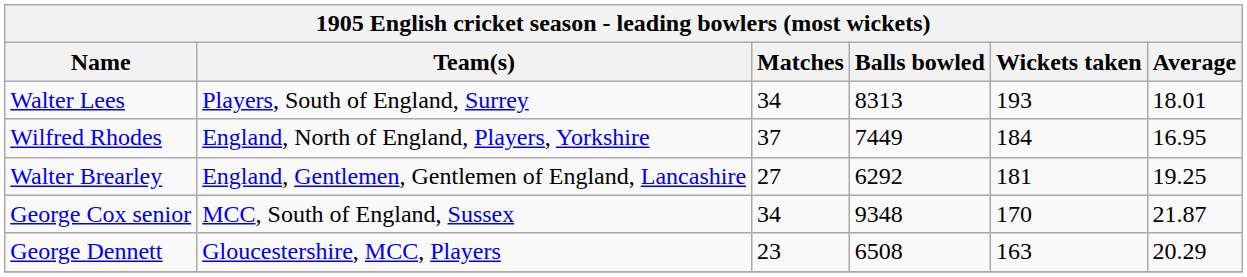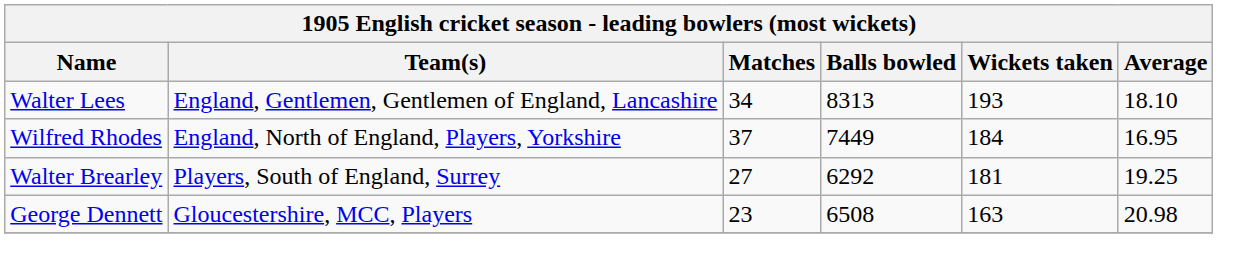(366, 99) Players, South of England, Surrey -> (445, 99) England, Gentlemen, Gentlemen of England, Lancashire
(1180, 99) 18.01 -> (1151, 99) 18.10
(474, 175) England, Gentlemen, Gentlemen of England, Lancashire -> (337, 175) Players, South of England, Surrey
- row: (101, 213)
(1180, 251) 20.29 -> (1151, 213) 20.98
